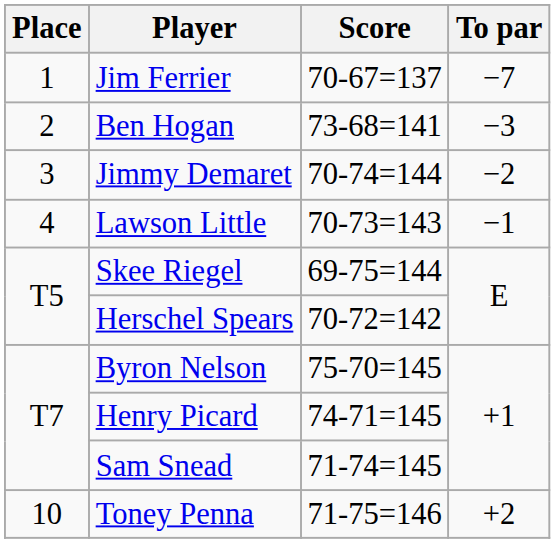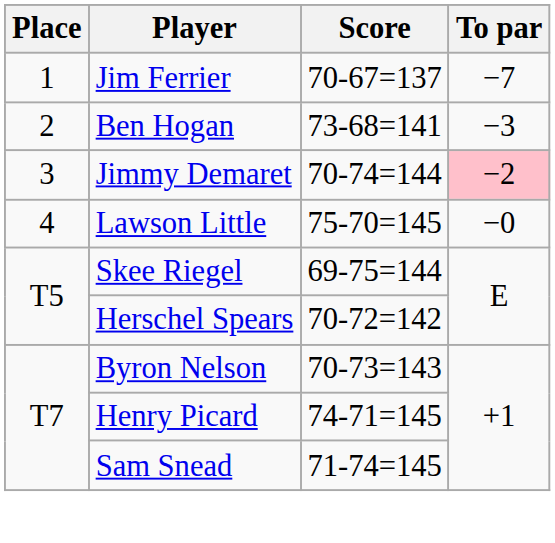(499, 174) no background -> (499, 174) pink background
(375, 222) 70-73=143 -> (375, 222) 75-70=145
(499, 222) −1 -> (499, 222) −0
(375, 367) 75-70=145 -> (375, 367) 70-73=143
- row: (175, 513)
